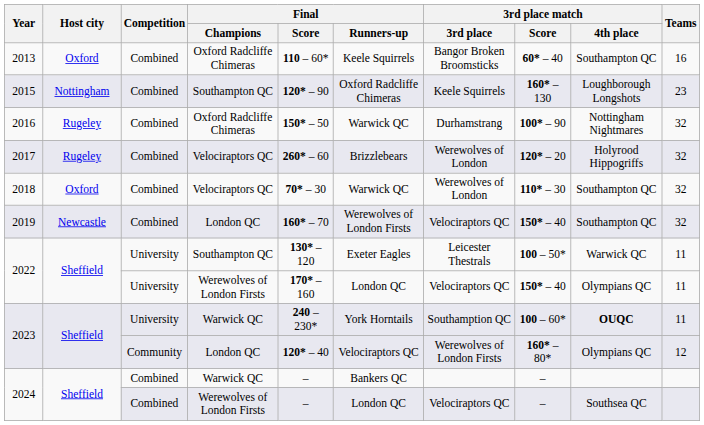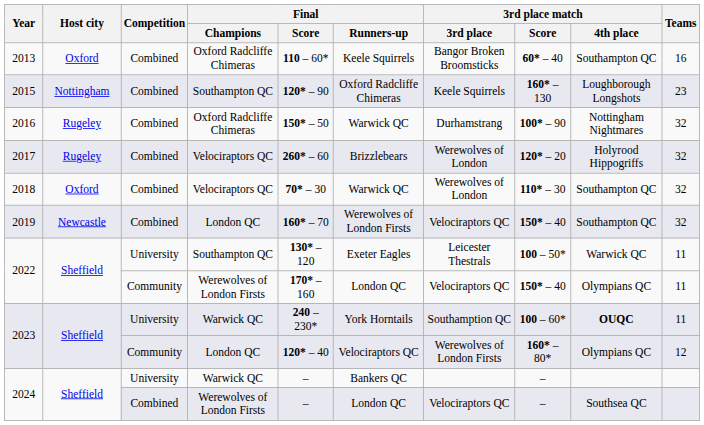(154, 287) University -> (154, 287) Community
(154, 378) Combined -> (154, 378) University
